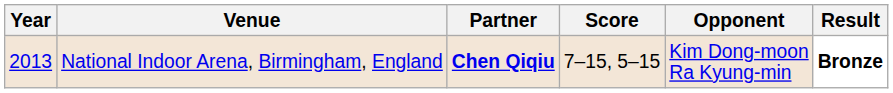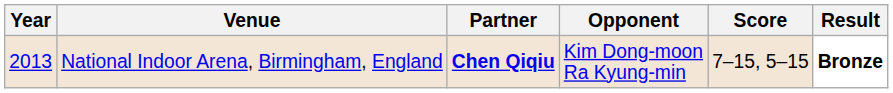columns swapped: (739, 20) <-> (612, 20)
